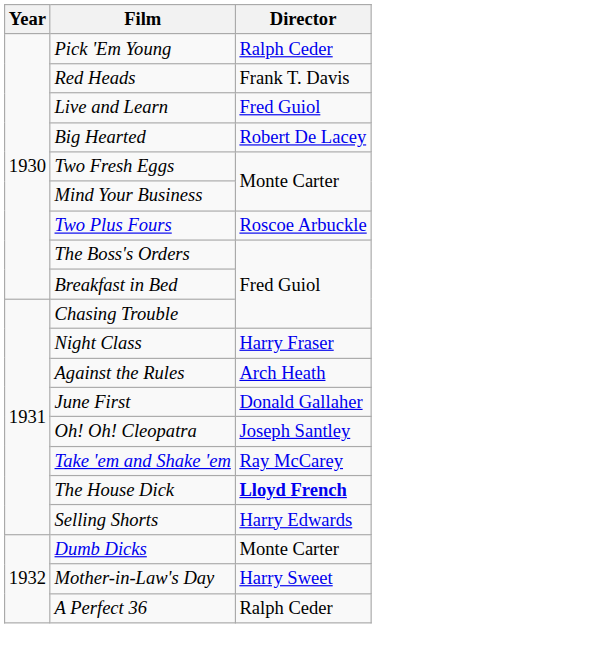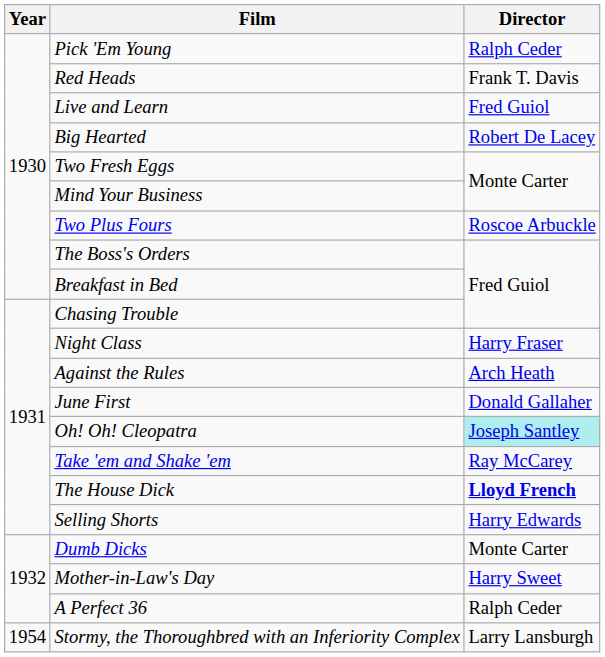(295, 431) no background -> (524, 431) paleturquoise background
+ row: (257, 637)
